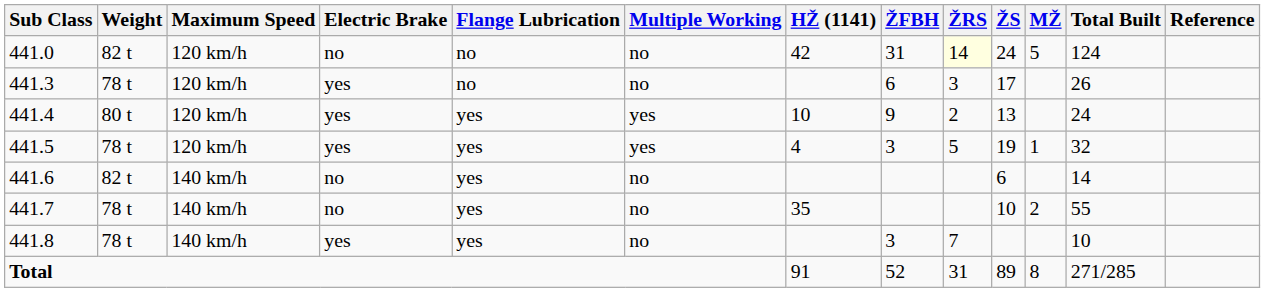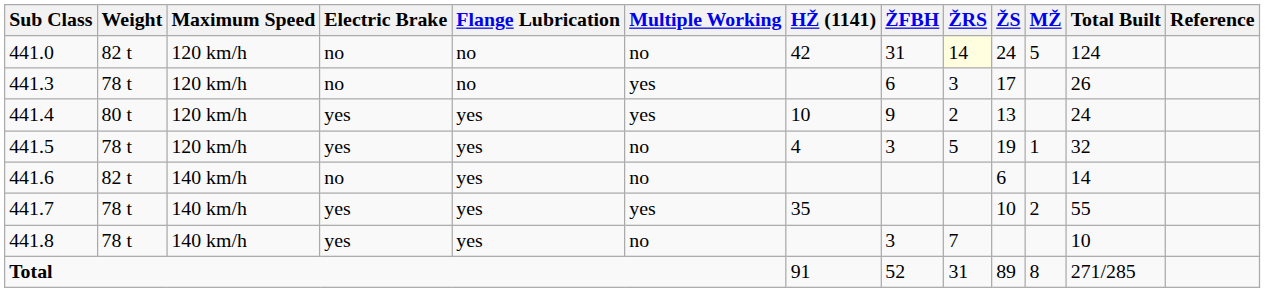(338, 83) yes -> (334, 83) no
(639, 83) no -> (642, 83) yes
(642, 146) yes -> (639, 146) no
(334, 209) no -> (338, 209) yes
(639, 209) no -> (642, 209) yes
